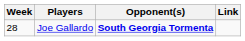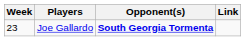(12, 28) 28 -> (12, 28) 23
